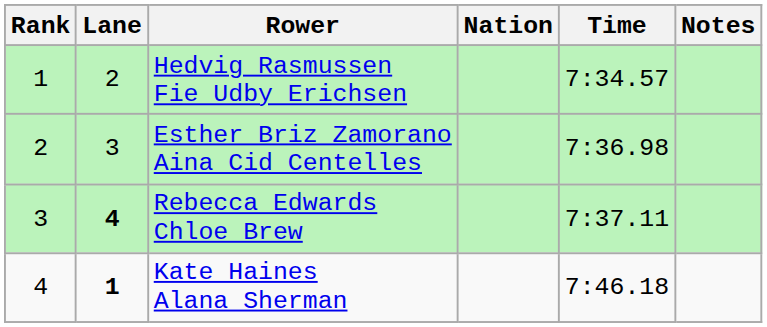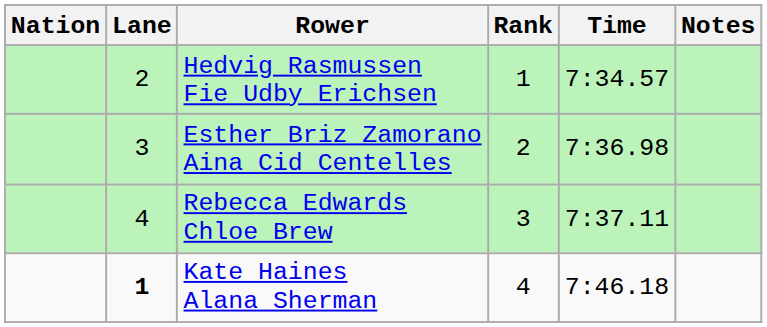columns swapped: (41, 25) <-> (508, 25)
(112, 218) bold -> (142, 218) normal
